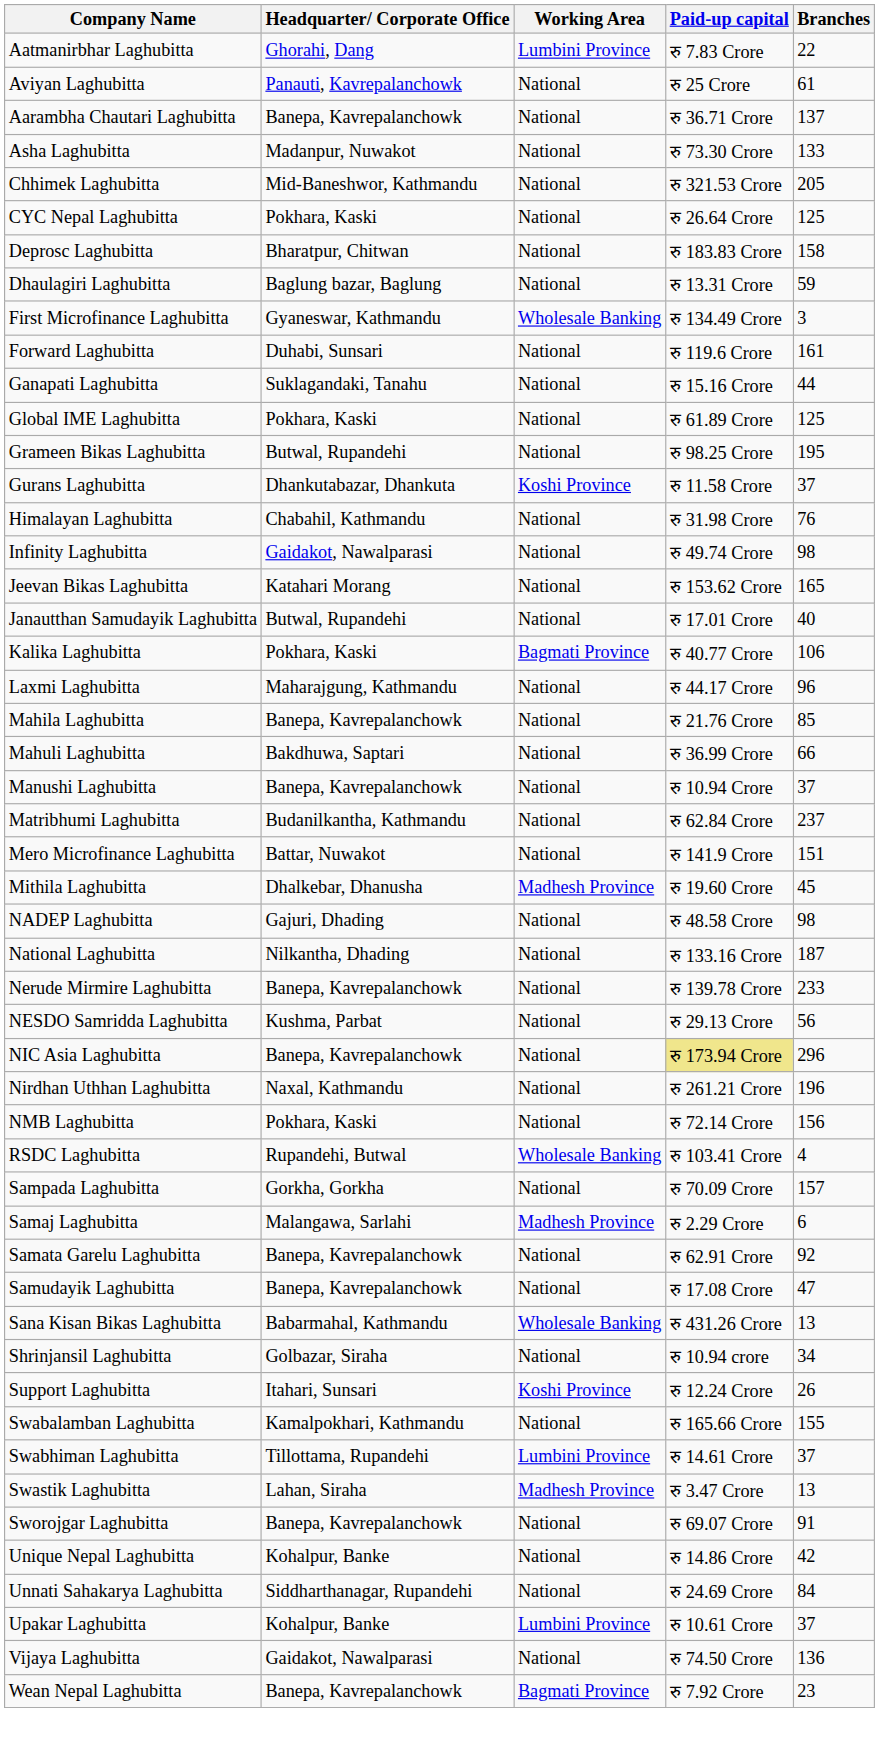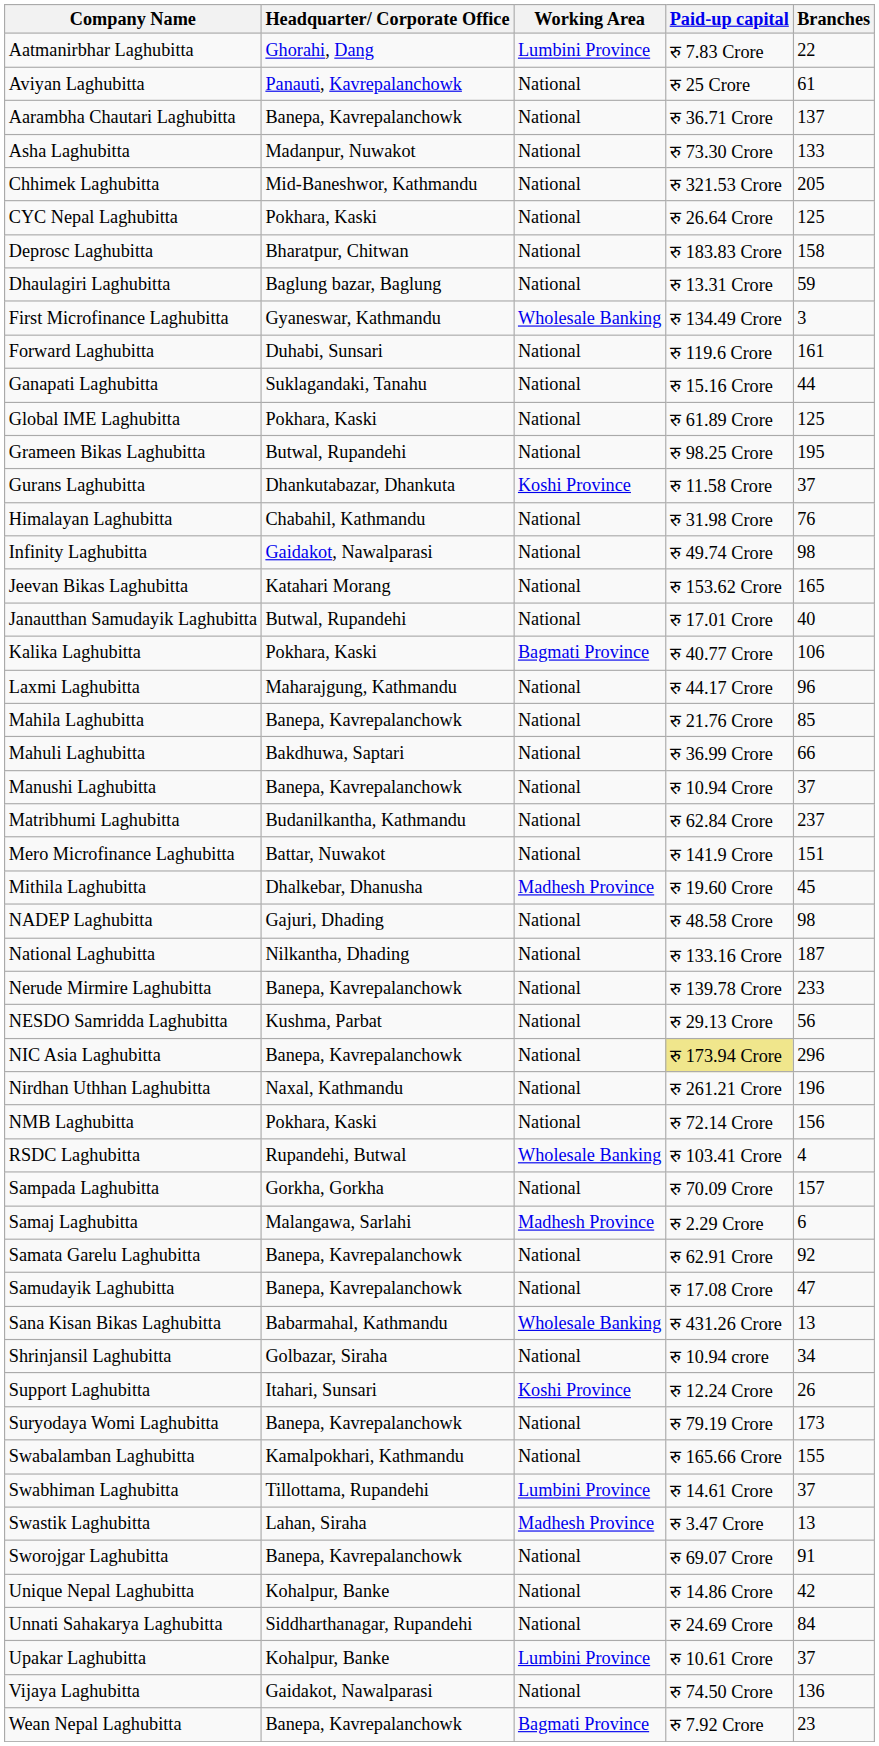+ row: (114, 1423)
